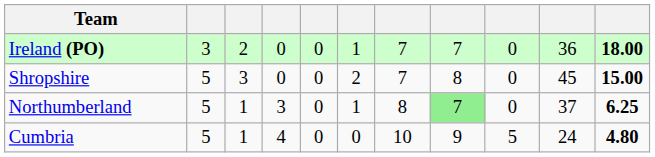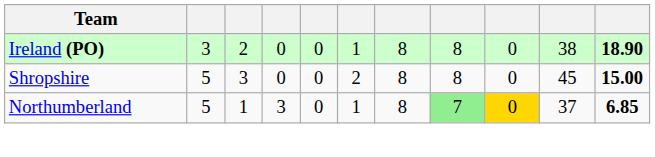(402, 48) 7 -> (402, 48) 8
(457, 48) 7 -> (457, 48) 8
(567, 48) 36 -> (567, 48) 38
(622, 48) 18.00 -> (622, 48) 18.90
(402, 78) 7 -> (402, 78) 8
(512, 107) no background -> (512, 107) gold background
(622, 107) 6.25 -> (622, 107) 6.85
- row: (41, 136)
